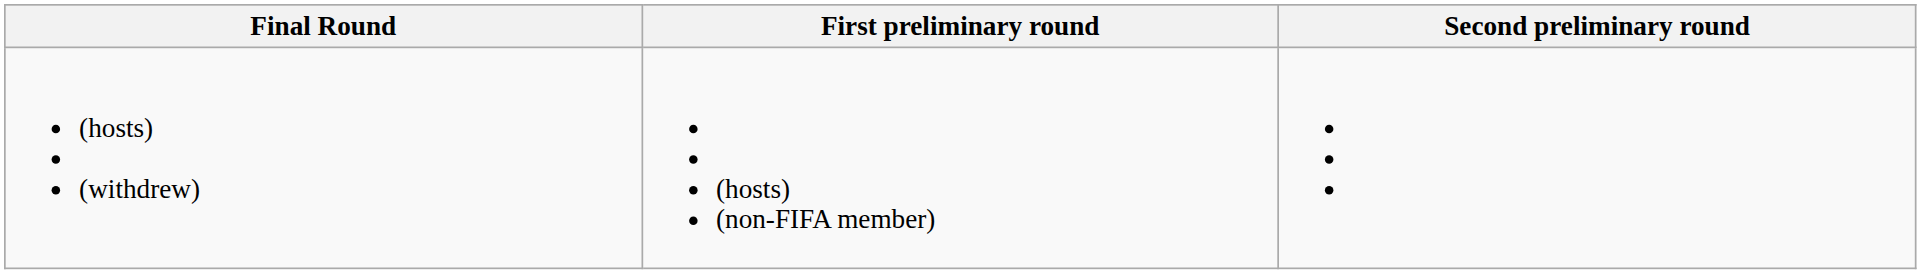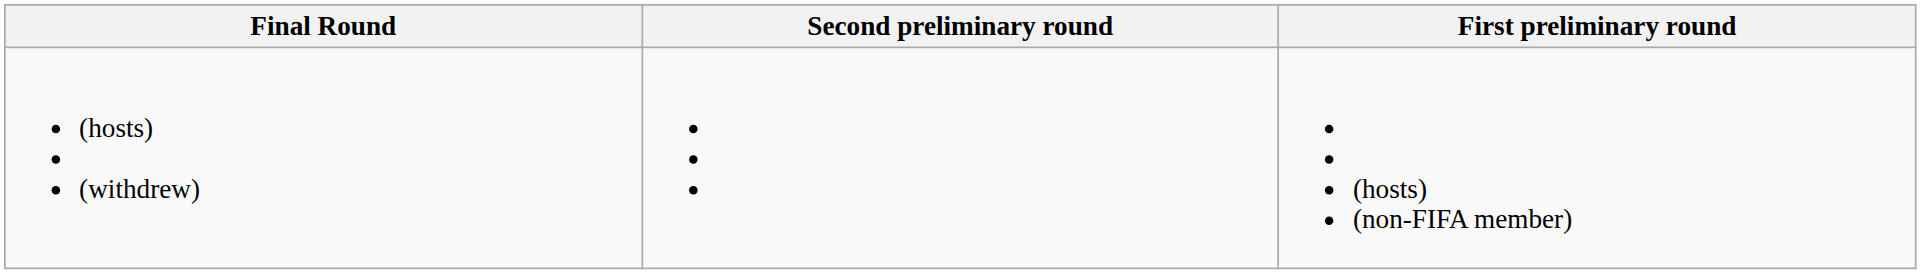columns swapped: (1597, 26) <-> (960, 26)
